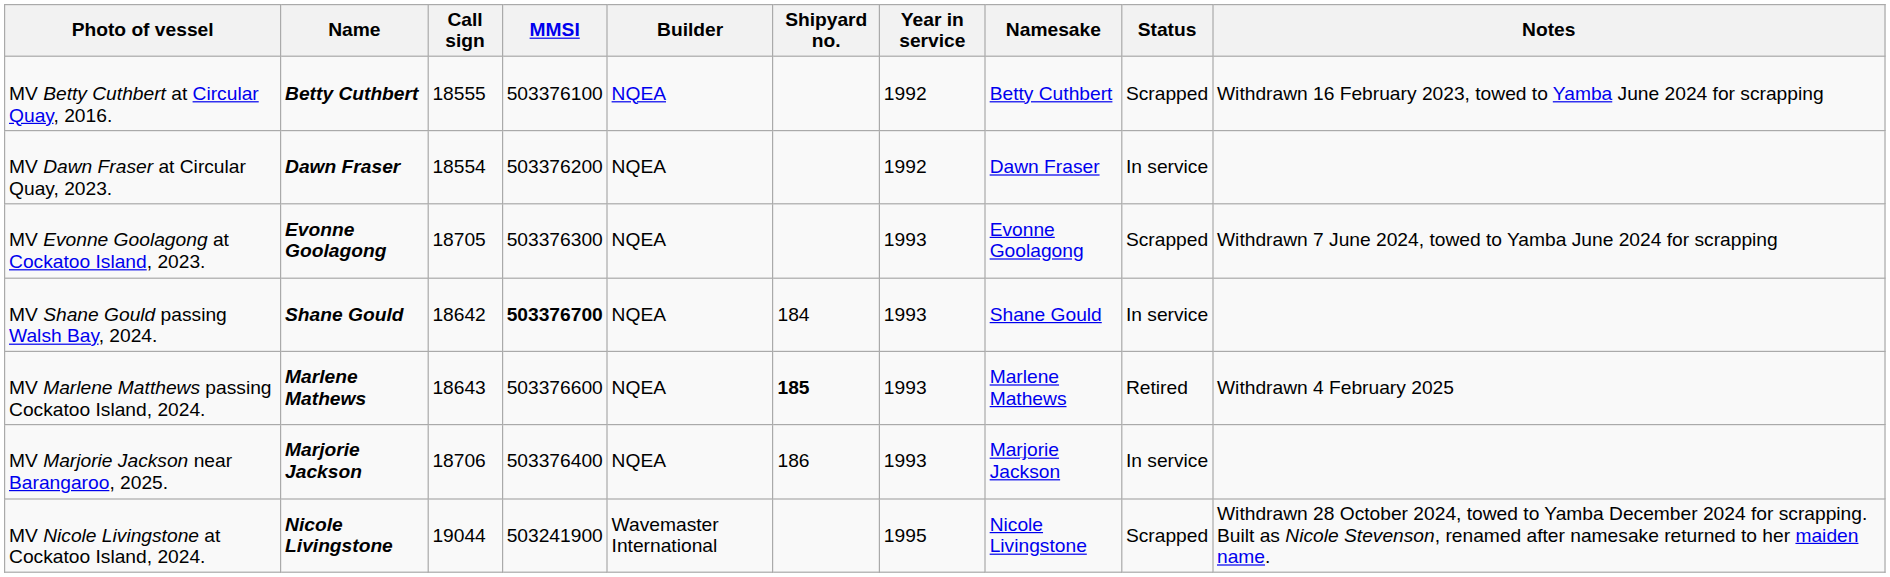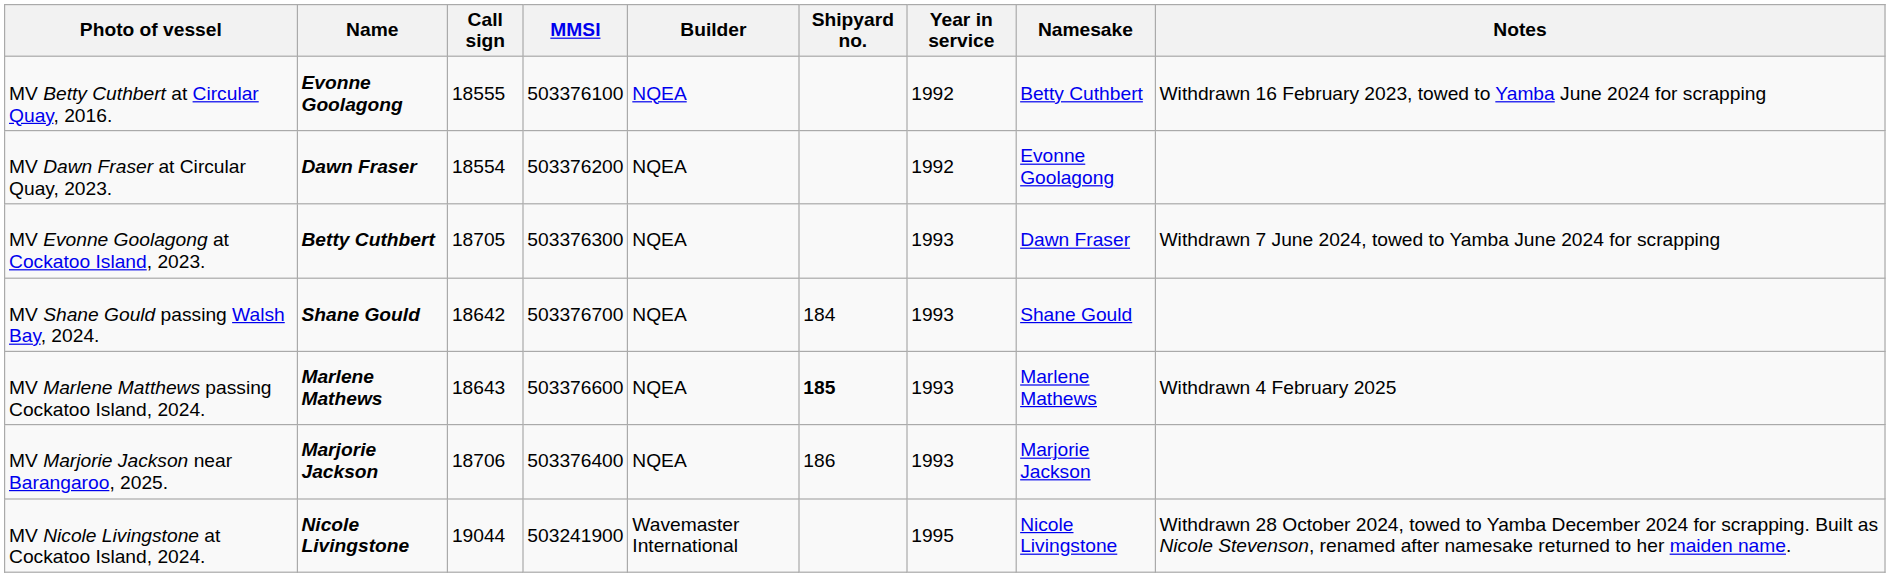- column: (1167, 30)
(352, 93) Betty Cuthbert -> (352, 93) Evonne Goolagong
(1045, 167) Dawn Fraser -> (1067, 167) Evonne Goolagong
(336, 240) Evonne Goolagong -> (368, 240) Betty Cuthbert
(1037, 240) Evonne Goolagong -> (1075, 240) Dawn Fraser
(555, 314) bold -> (575, 314) normal
